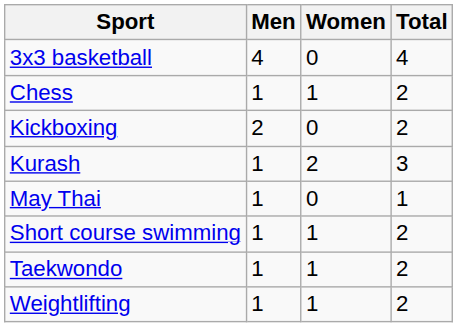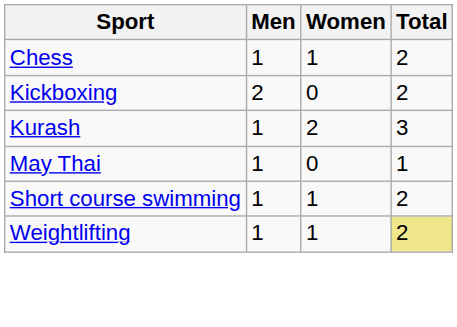- row: (81, 57)
- row: (66, 269)
(402, 304) no background -> (402, 233) khaki background
